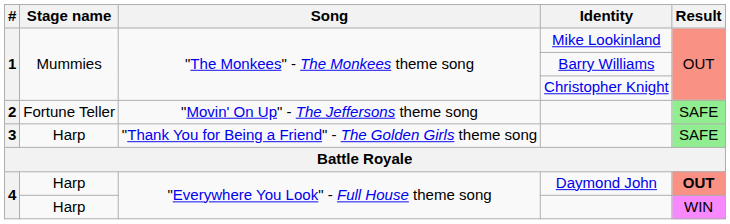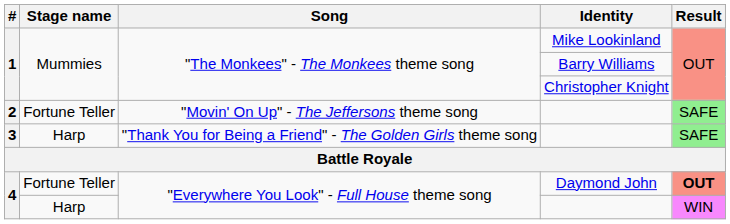(69, 183) Harp -> (69, 183) Fortune Teller
